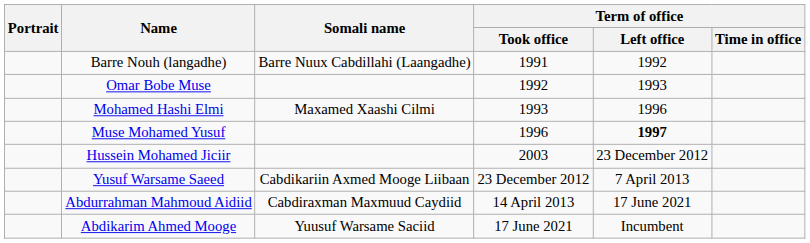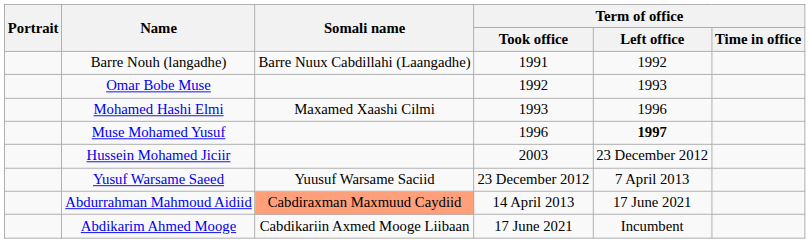(365, 179) Cabdikariin Axmed Mooge Liibaan -> (365, 179) Yuusuf Warsame Saciid
(365, 202) no background -> (365, 202) lightsalmon background
(365, 226) Yuusuf Warsame Saciid -> (365, 226) Cabdikariin Axmed Mooge Liibaan
